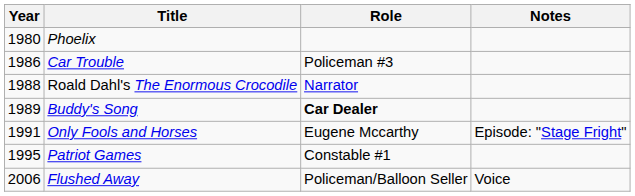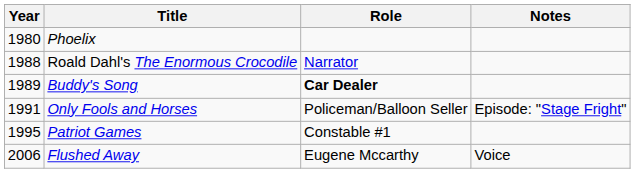- row: (86, 62)
(361, 132) Eugene Mccarthy -> (386, 109) Policeman/Balloon Seller
(386, 179) Policeman/Balloon Seller -> (361, 156) Eugene Mccarthy
